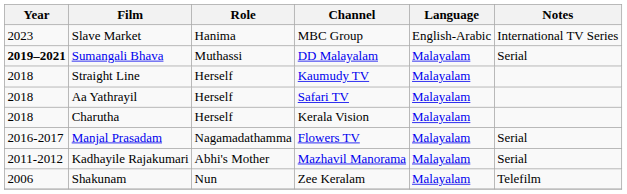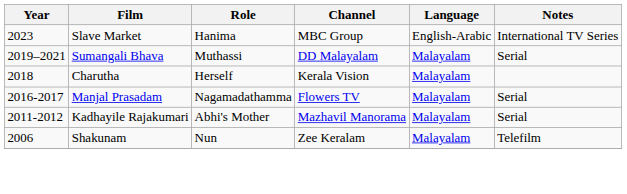(37, 55) bold -> (37, 55) normal
- row: (106, 76)
- row: (104, 96)
